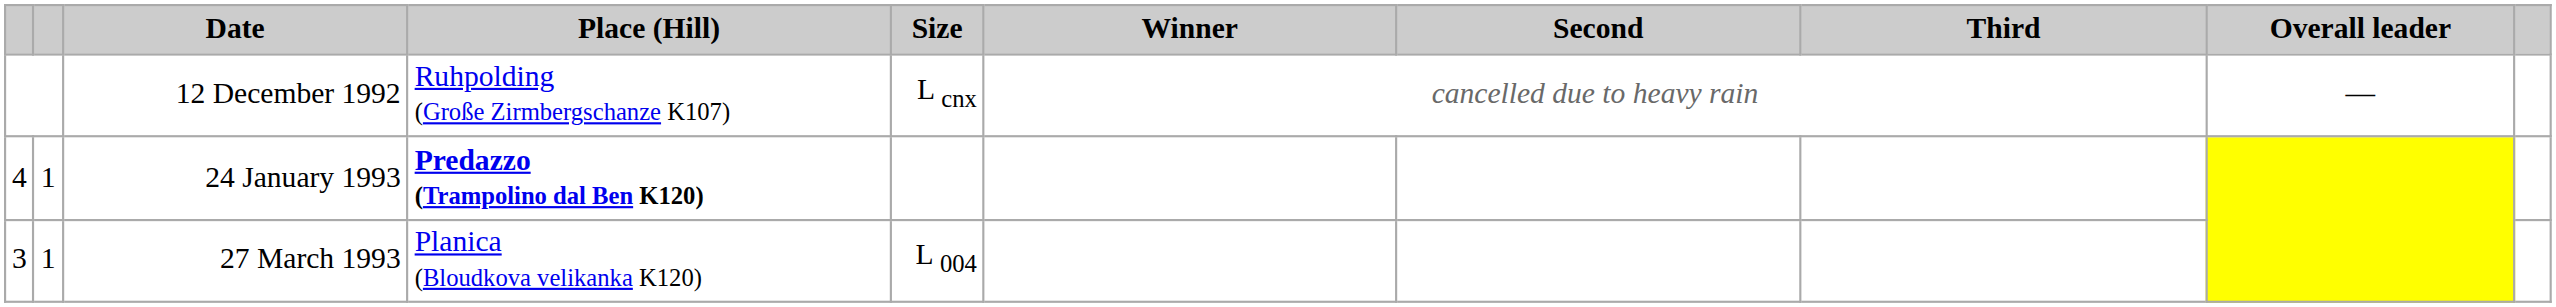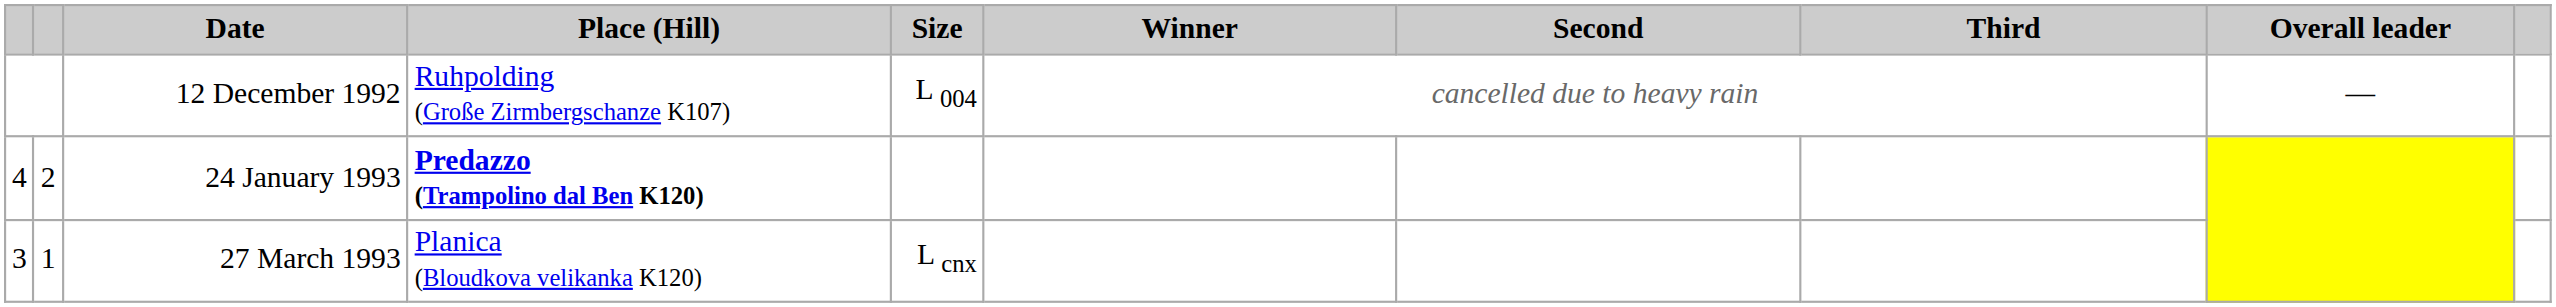(947, 92) L cnx -> (946, 92) L 004
(48, 176) 1 -> (48, 176) 2
(946, 258) L 004 -> (947, 258) L cnx
